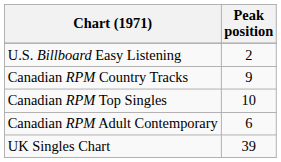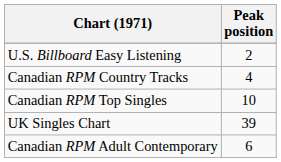(249, 77) 9 -> (249, 77) 4
rows swapped: (113, 123) <-> (59, 146)
